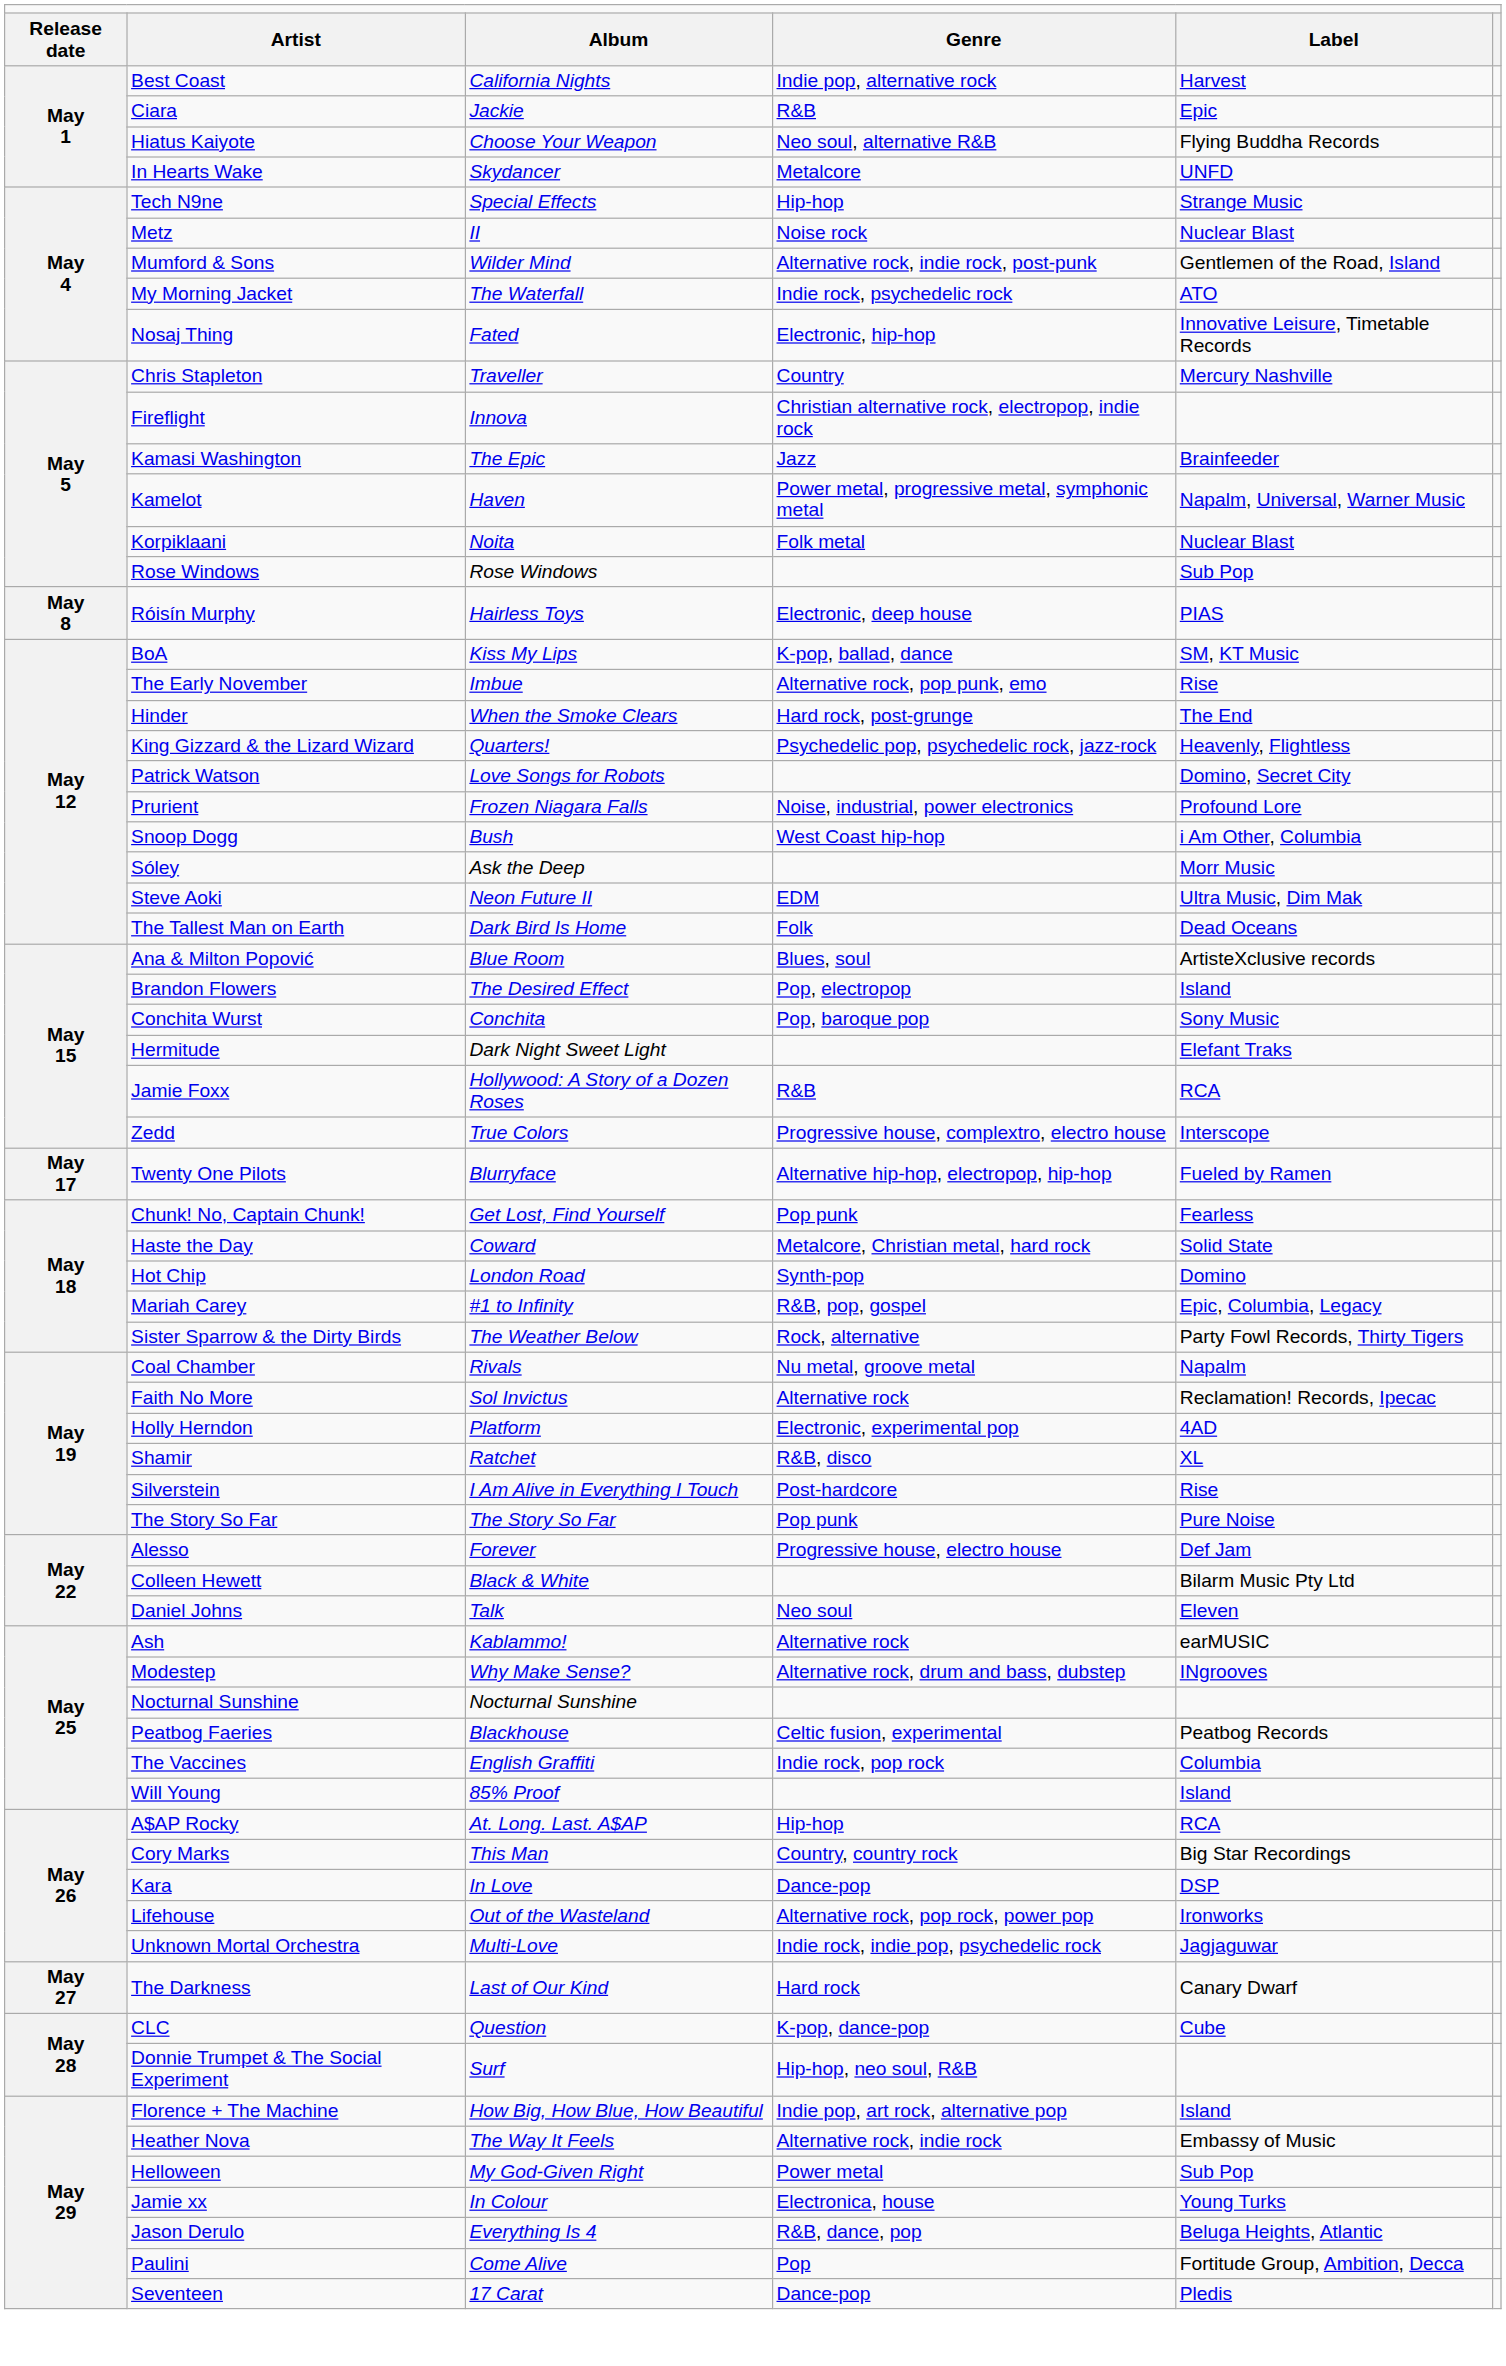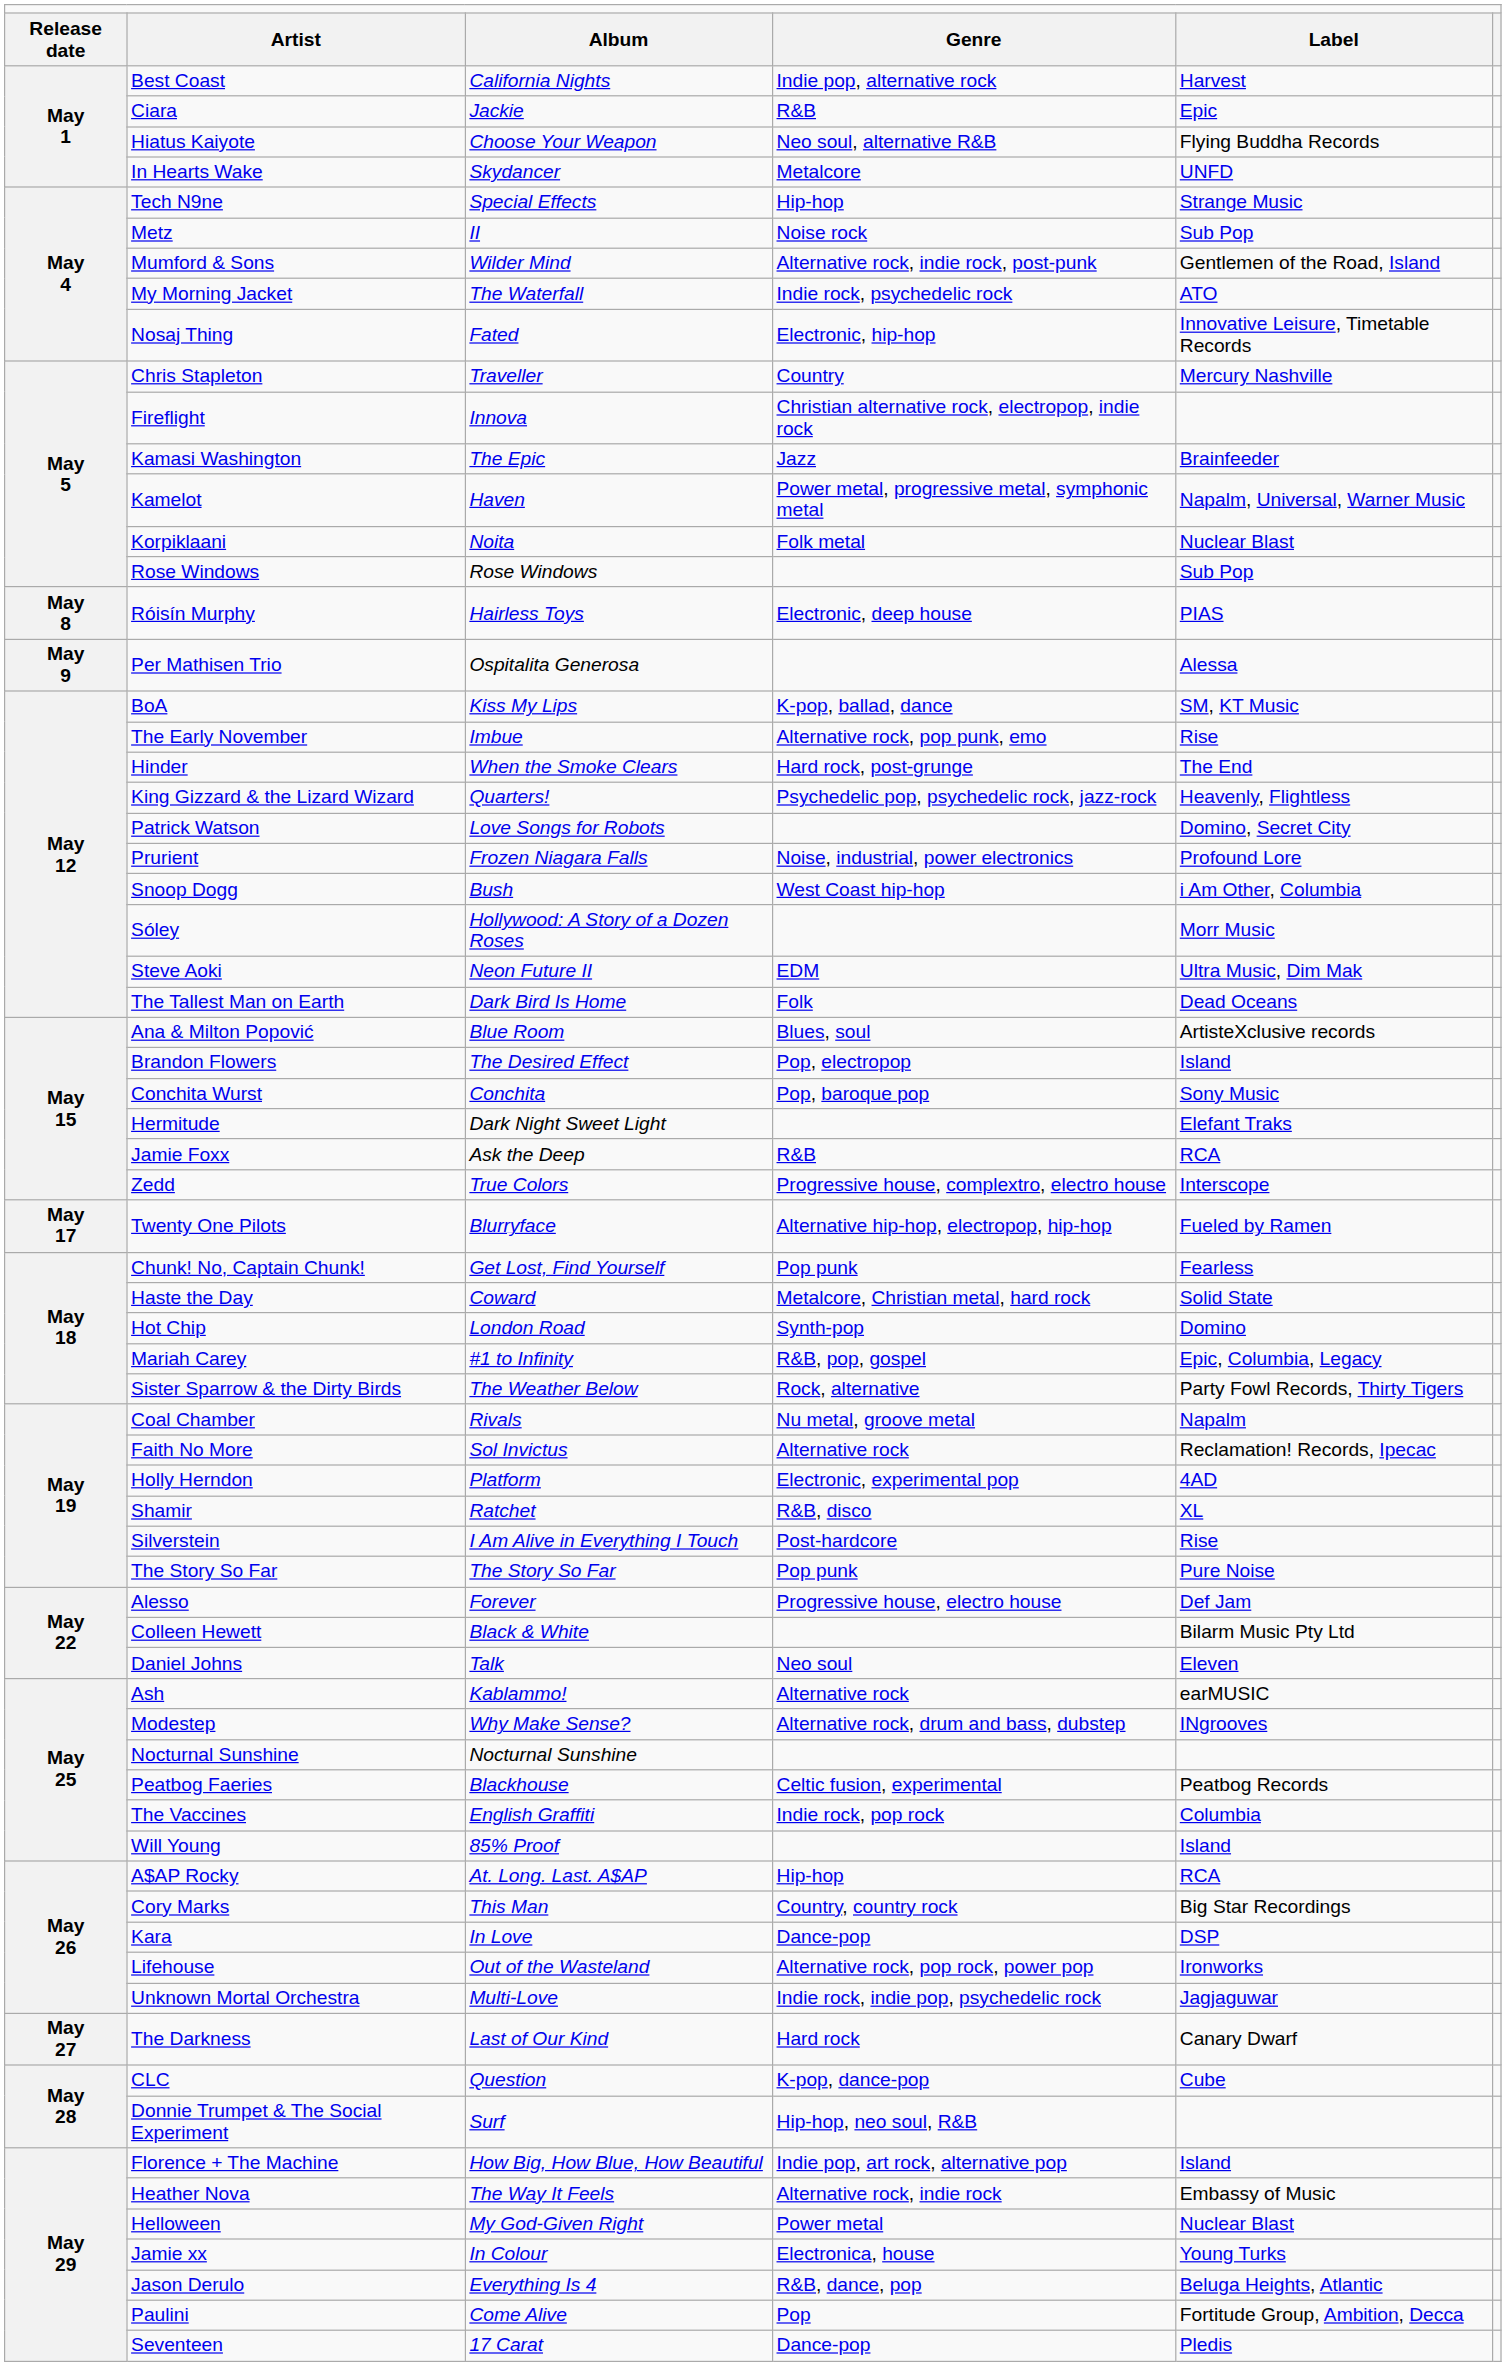(1237, 232) Nuclear Blast -> (1217, 232) Sub Pop
+ row: (206, 665)
(527, 867) Ask the Deep -> (599, 930) Hollywood: A Story of a Dozen Roses
(599, 1091) Hollywood: A Story of a Dozen Roses -> (527, 1154) Ask the Deep
(1217, 2171) Sub Pop -> (1237, 2223) Nuclear Blast
